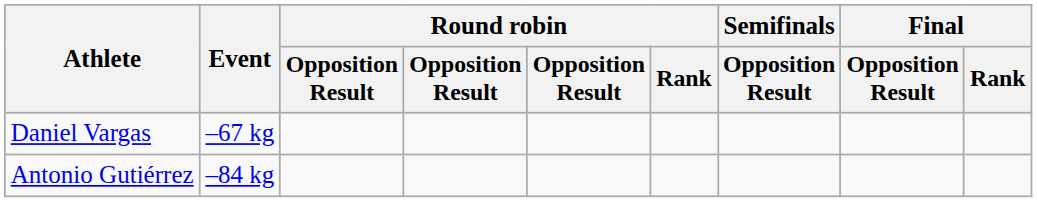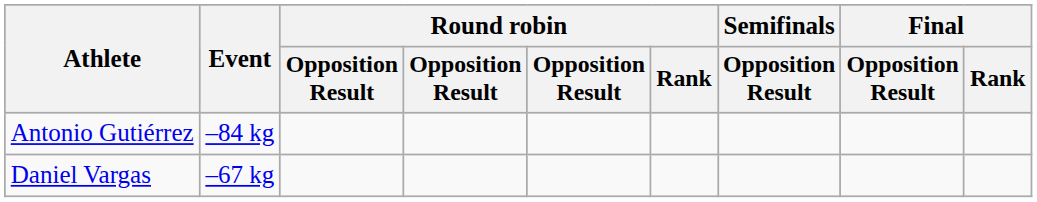rows swapped: (81, 133) <-> (102, 175)
